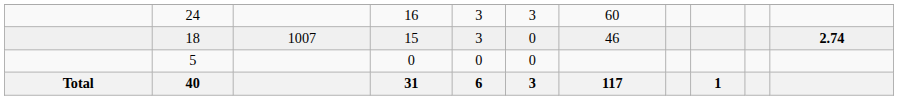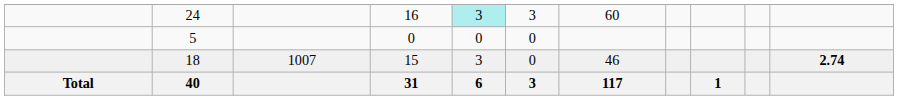(479, 15) no background -> (479, 15) paleturquoise background
rows swapped: (193, 38) <-> (193, 60)
